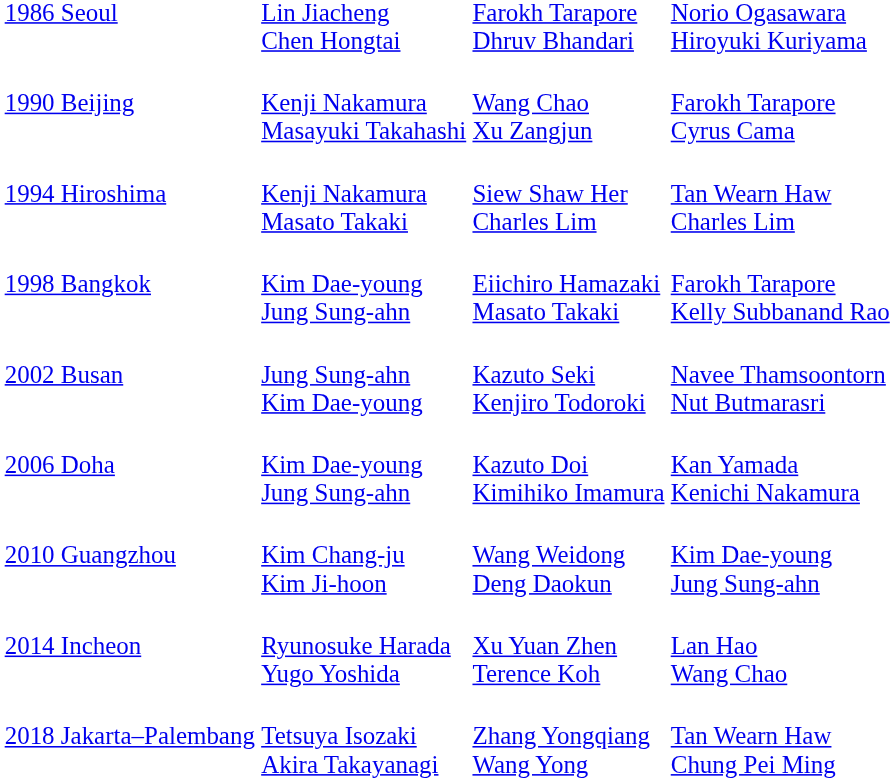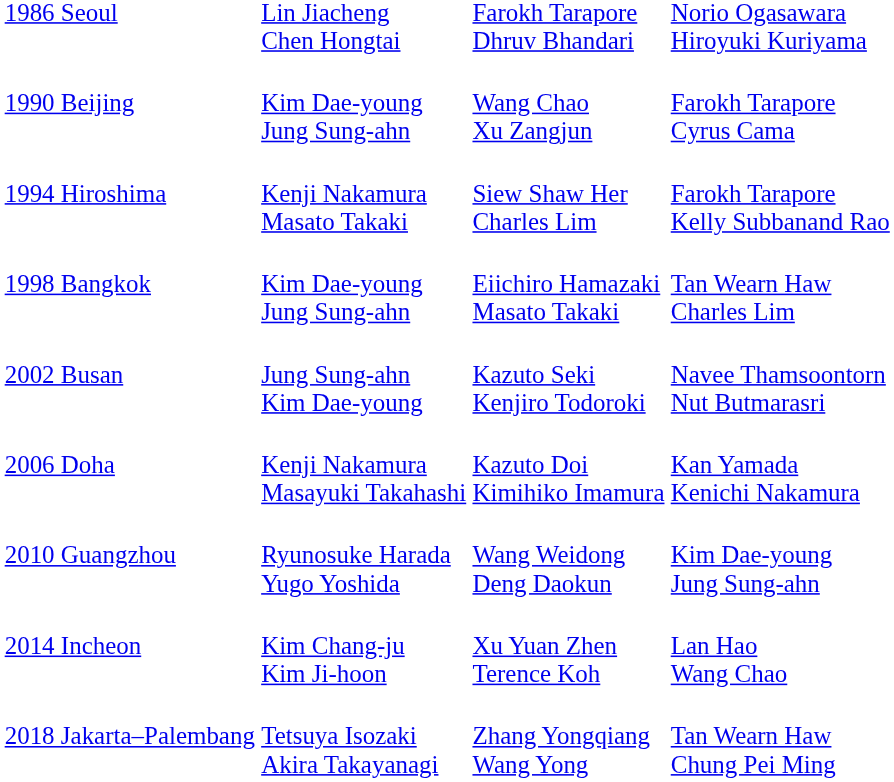(364, 117) Kenji Nakamura Masayuki Takahashi -> (342, 117) Kim Dae-young Jung Sung-ahn
(751, 207) Tan Wearn Haw Charles Lim -> (780, 207) Farokh Tarapore Kelly Subbanand Rao
(780, 297) Farokh Tarapore Kelly Subbanand Rao -> (751, 297) Tan Wearn Haw Charles Lim
(342, 478) Kim Dae-young Jung Sung-ahn -> (364, 478) Kenji Nakamura Masayuki Takahashi
(333, 569) Kim Chang-ju Kim Ji-hoon -> (356, 569) Ryunosuke Harada Yugo Yoshida
(356, 659) Ryunosuke Harada Yugo Yoshida -> (333, 659) Kim Chang-ju Kim Ji-hoon
